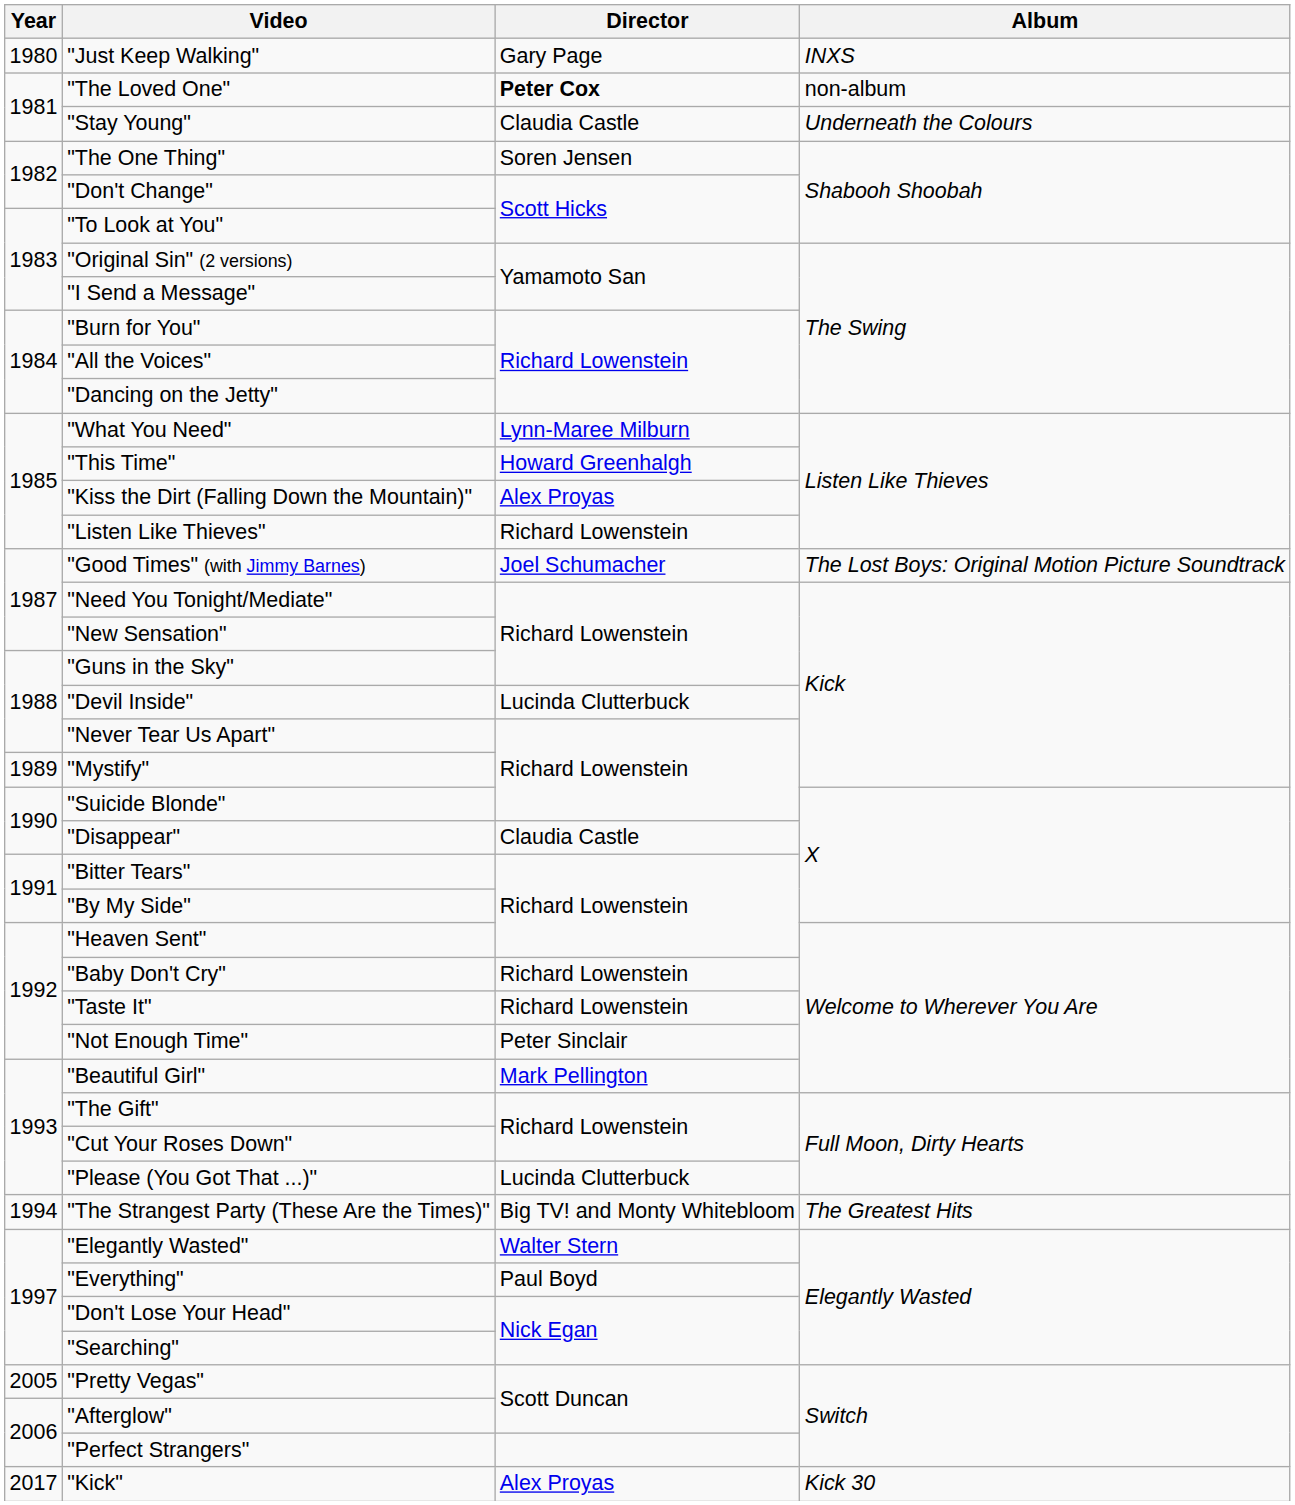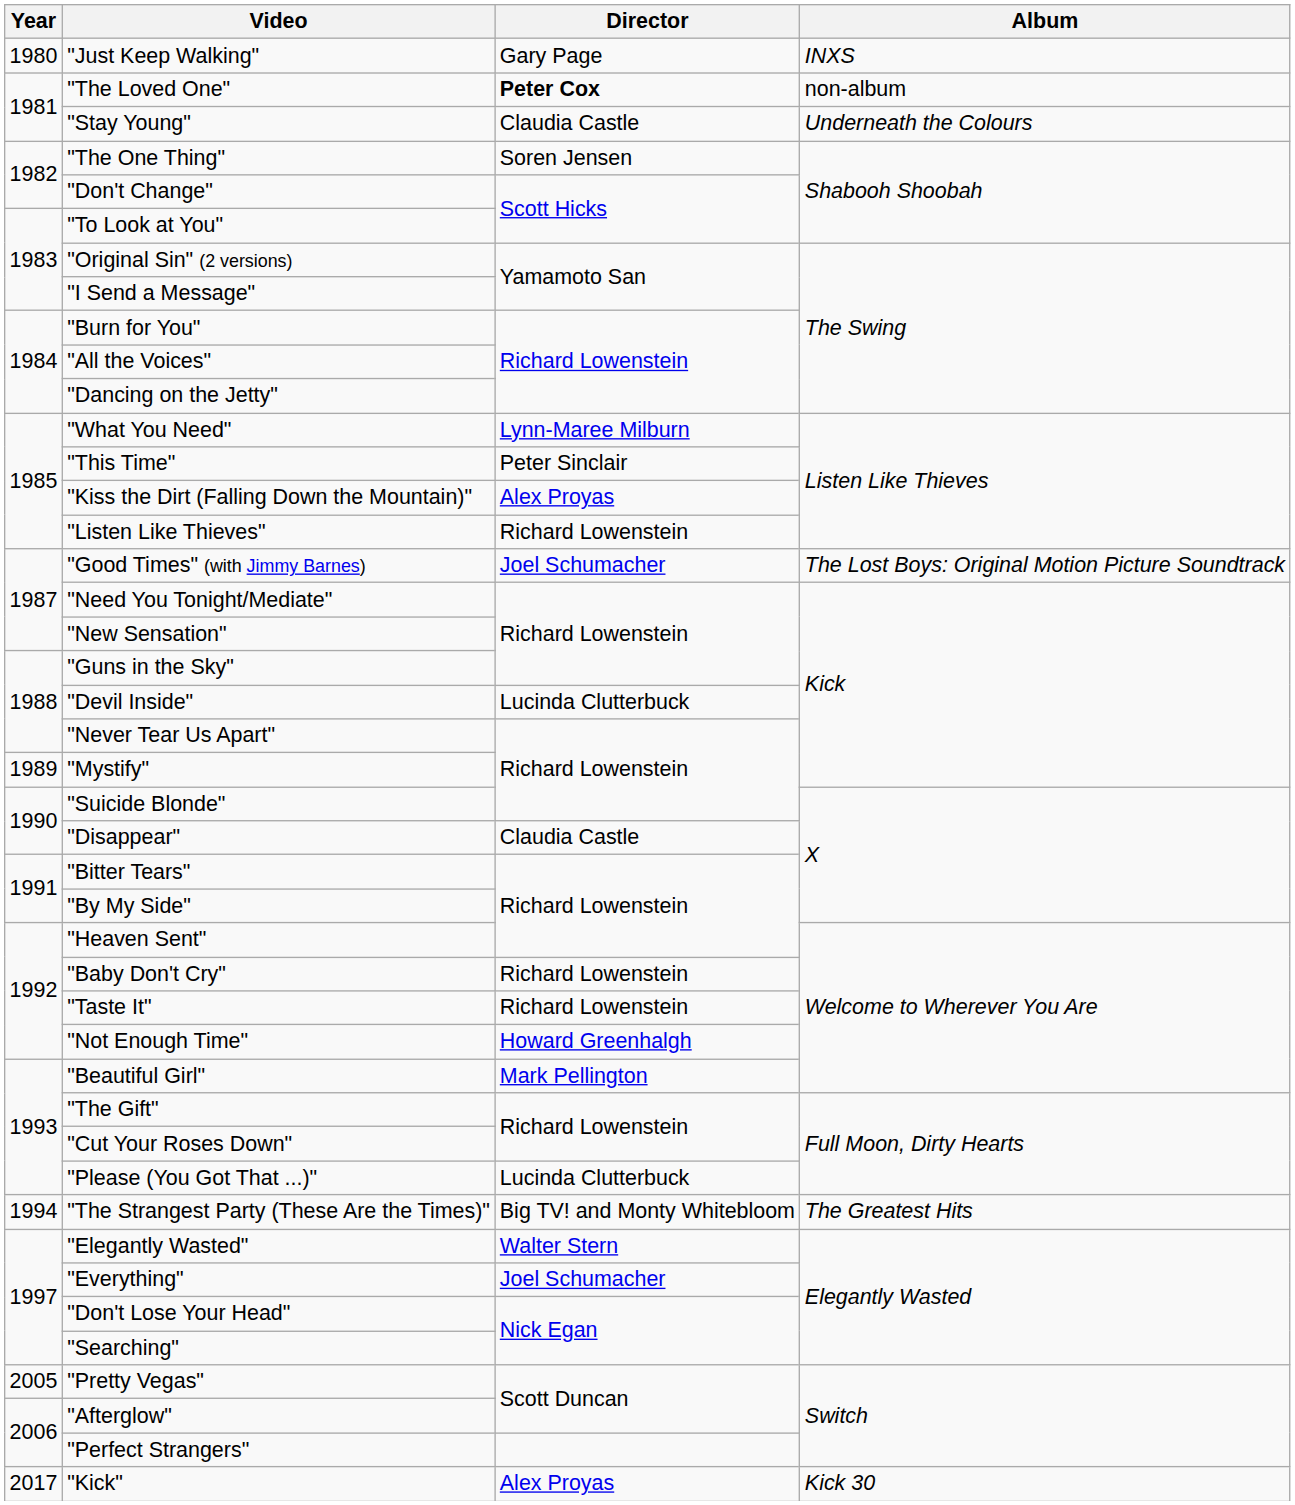(596, 463) Howard Greenhalgh -> (564, 463) Peter Sinclair
(564, 1041) Peter Sinclair -> (596, 1041) Howard Greenhalgh
(549, 1279) Paul Boyd -> (583, 1279) Joel Schumacher
